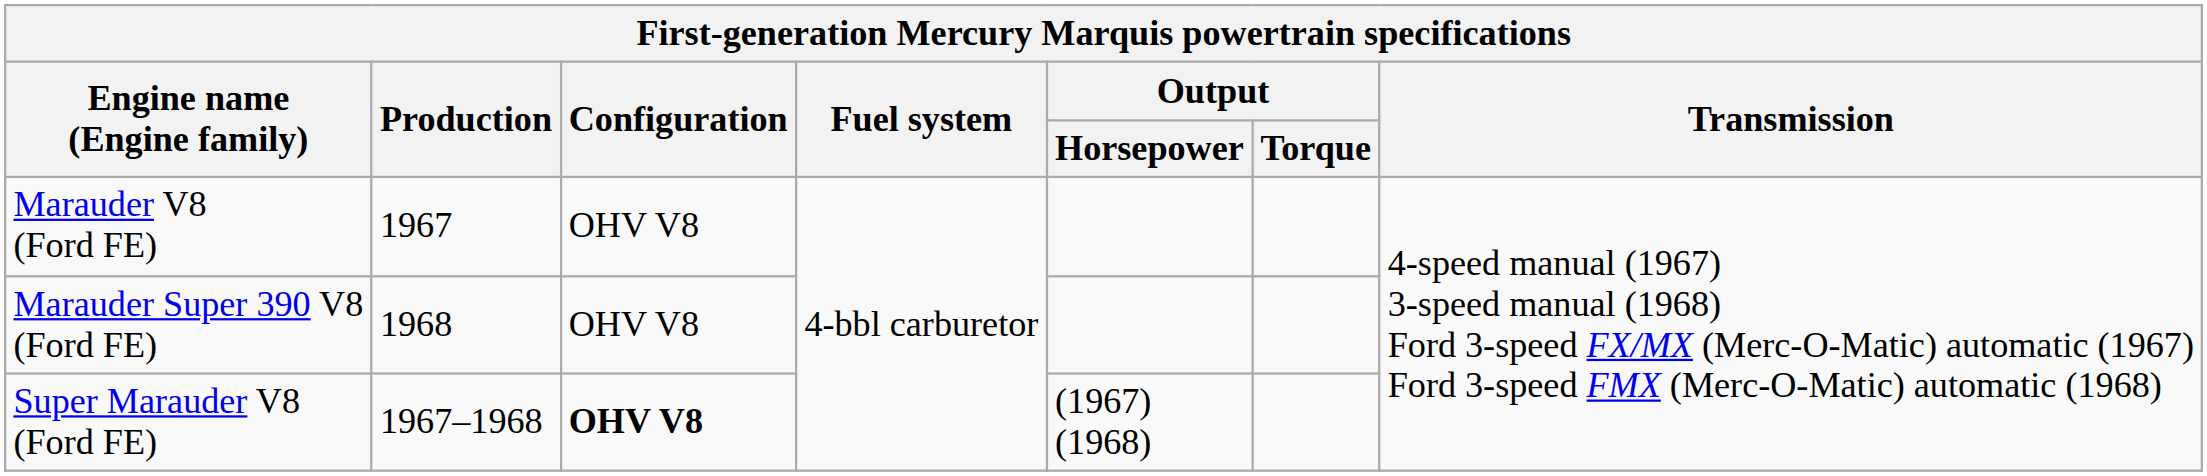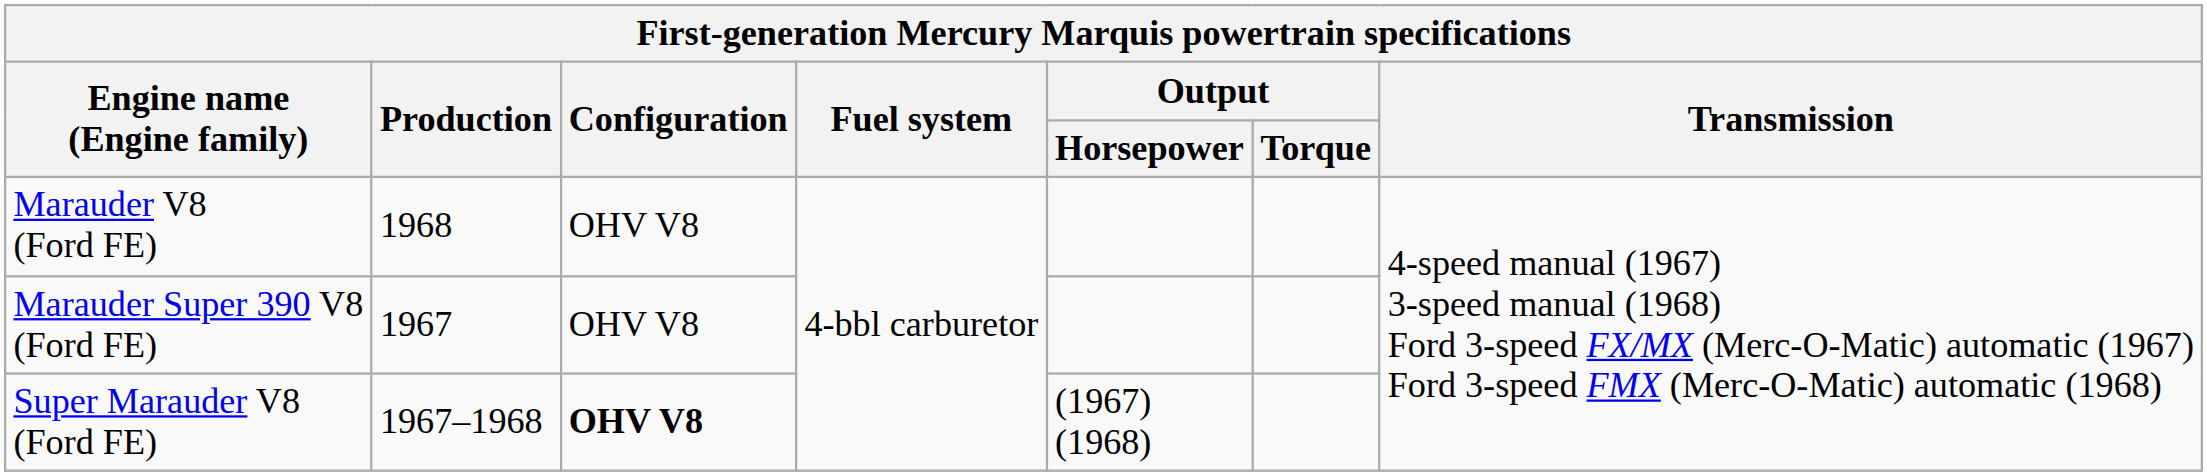(416, 225) 1967 -> (416, 225) 1968
(416, 323) 1968 -> (416, 323) 1967
